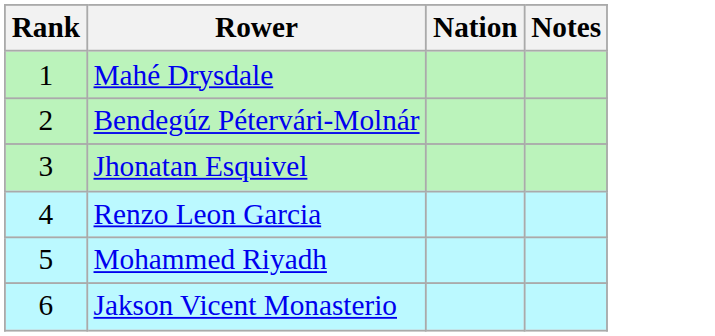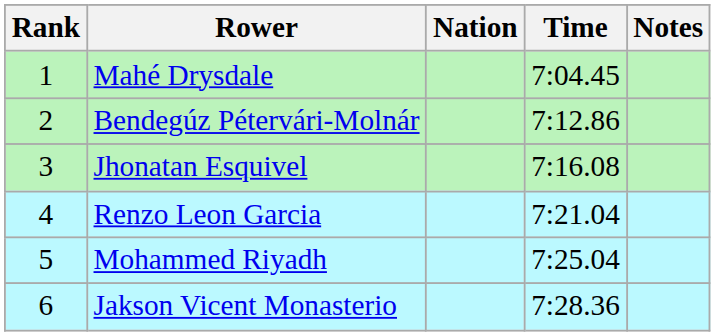+ column: (575, 27)
